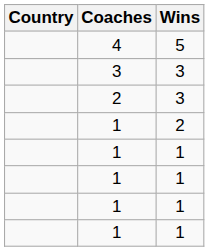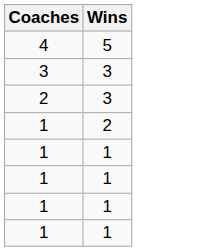- column: (41, 17)
